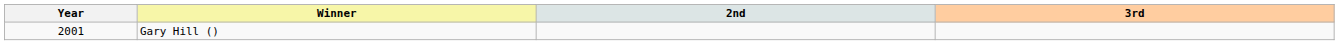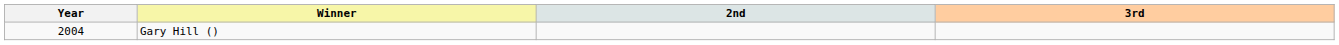(71, 31) 2001 -> (71, 31) 2004
